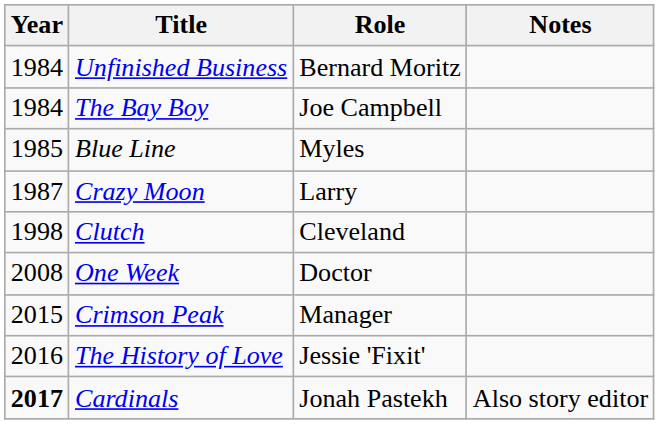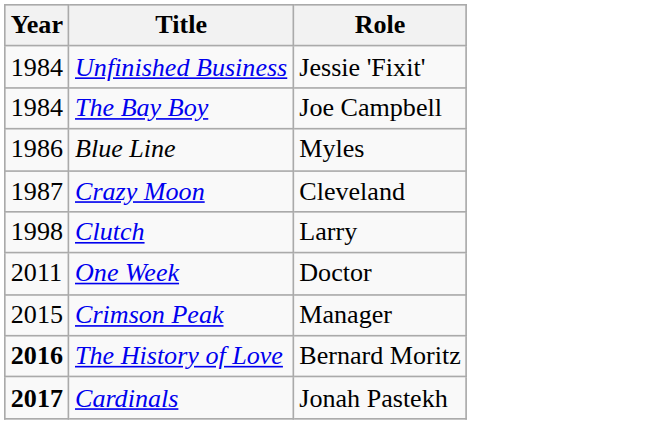- column: (560, 25)
(380, 66) Bernard Moritz -> (362, 66) Jessie 'Fixit'
(37, 149) 1985 -> (37, 149) 1986
(328, 190) Larry -> (352, 190) Cleveland
(352, 231) Cleveland -> (328, 231) Larry
(37, 273) 2008 -> (36, 273) 2011
(37, 356) normal -> (37, 356) bold
(362, 356) Jessie 'Fixit' -> (380, 356) Bernard Moritz
